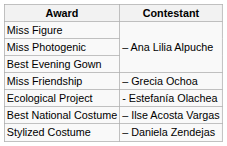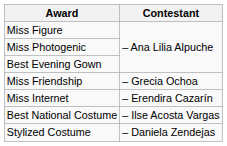+ row: (38, 99)
- row: (50, 99)
